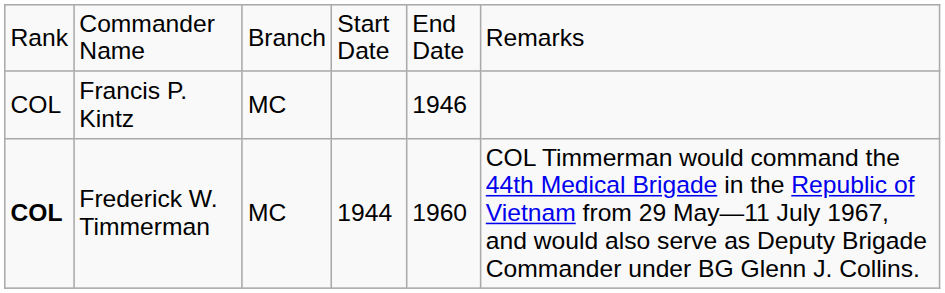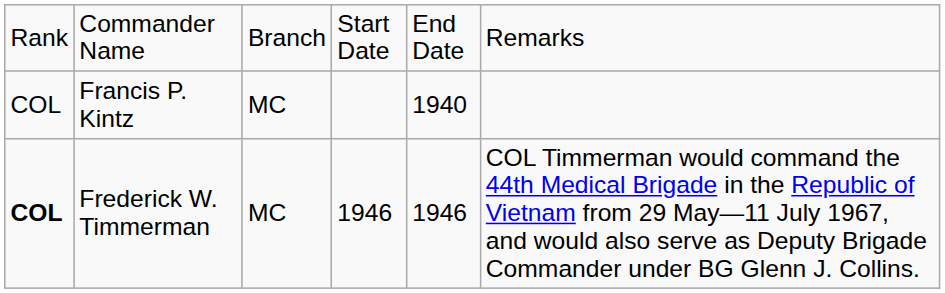(440, 104) 1946 -> (440, 104) 1940
(365, 213) 1944 -> (365, 213) 1946
(440, 213) 1960 -> (440, 213) 1946
